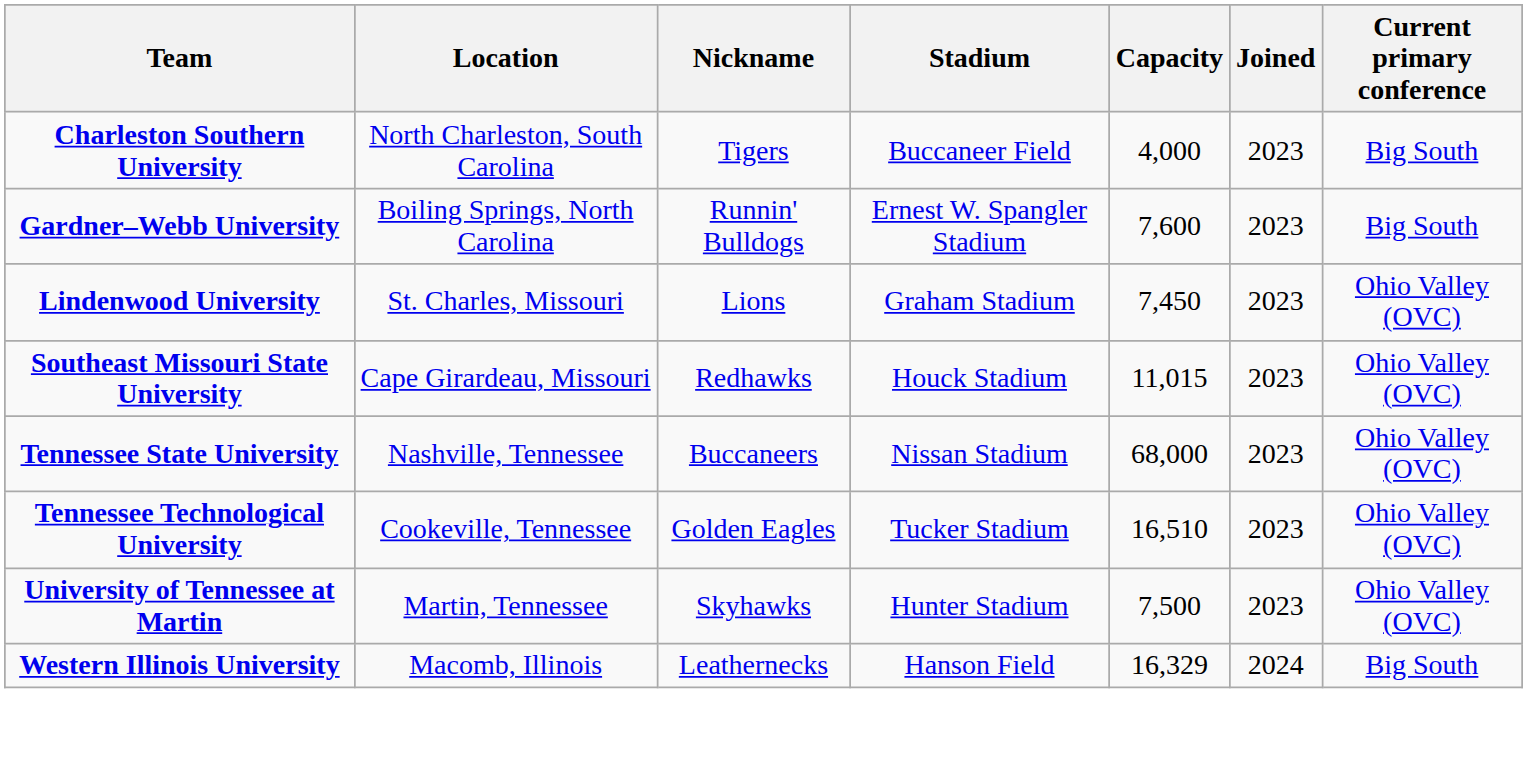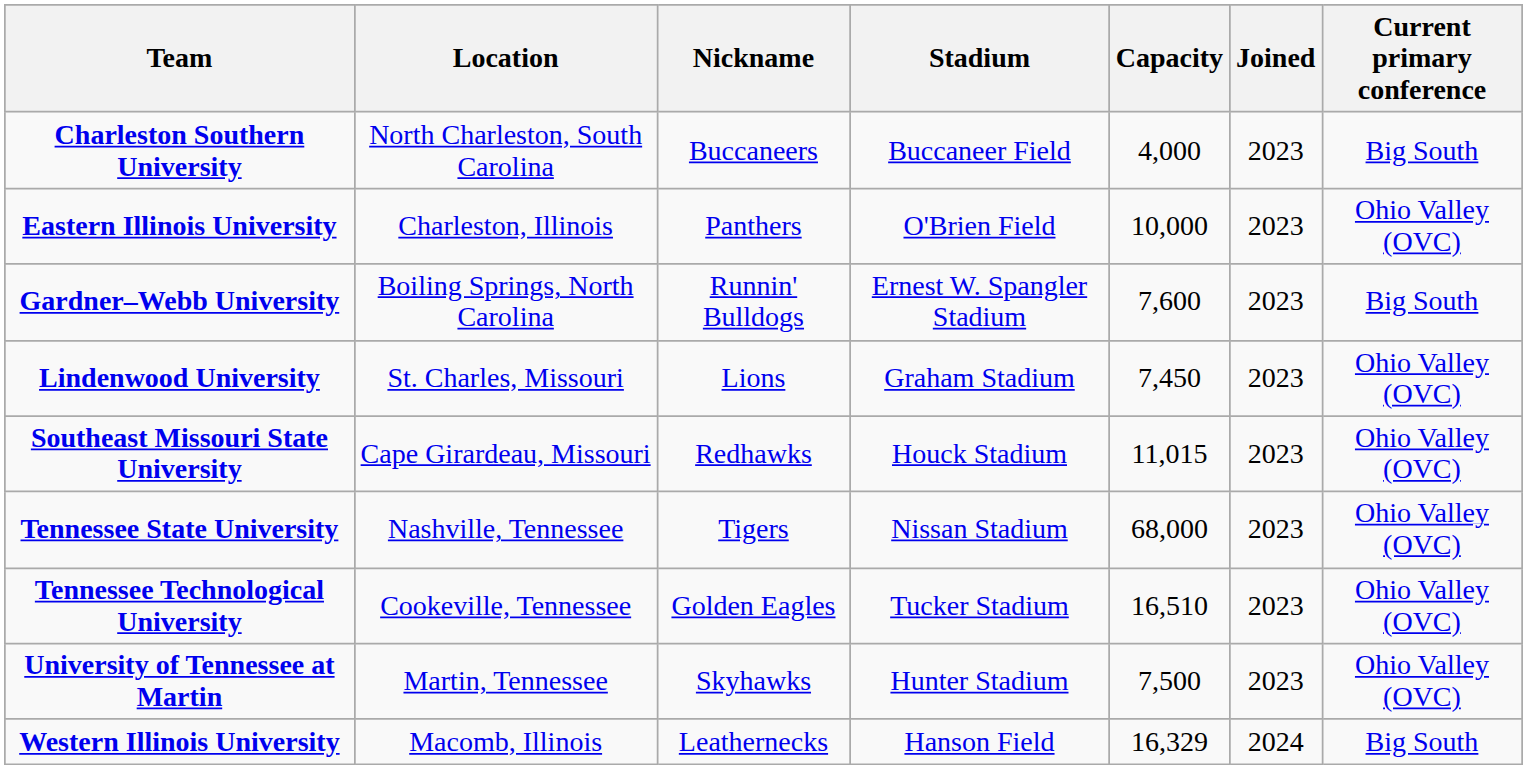(753, 149) Tigers -> (753, 149) Buccaneers
+ row: (179, 225)
(753, 453) Buccaneers -> (753, 529) Tigers
